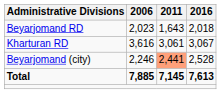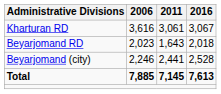rows swapped: (45, 28) <-> (37, 44)
(171, 60) lightsalmon background -> (171, 60) no background
